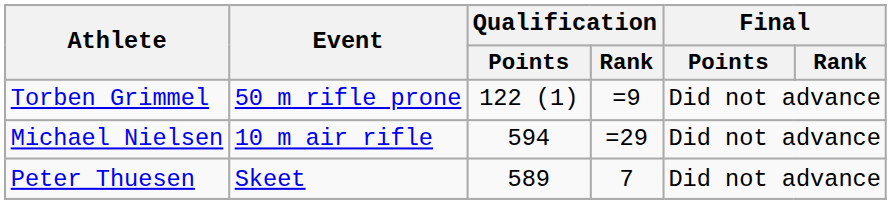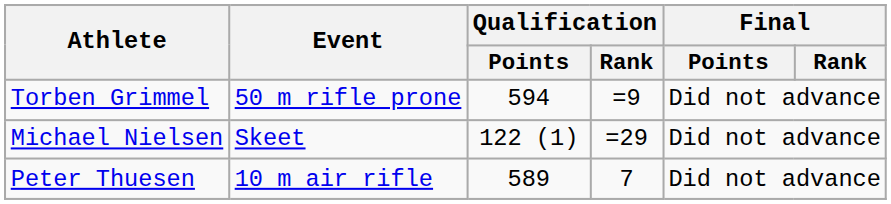(529, 99) 122 (1) -> (529, 99) 594
(334, 139) 10 m air rifle -> (270, 139) Skeet
(529, 139) 594 -> (529, 139) 122 (1)
(270, 179) Skeet -> (334, 179) 10 m air rifle
